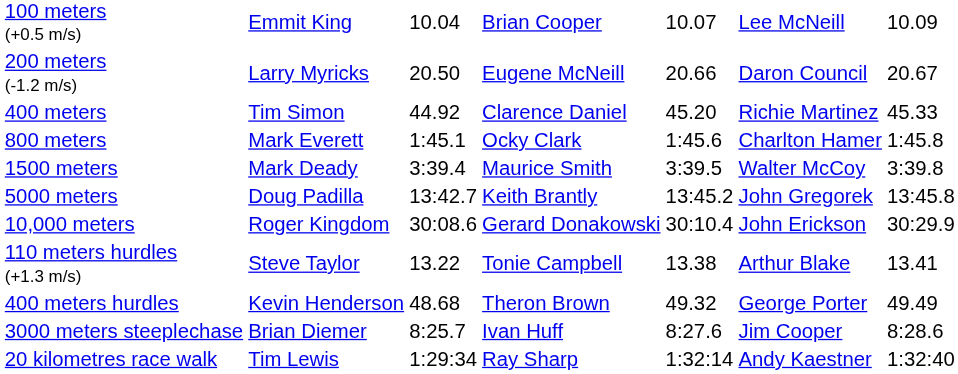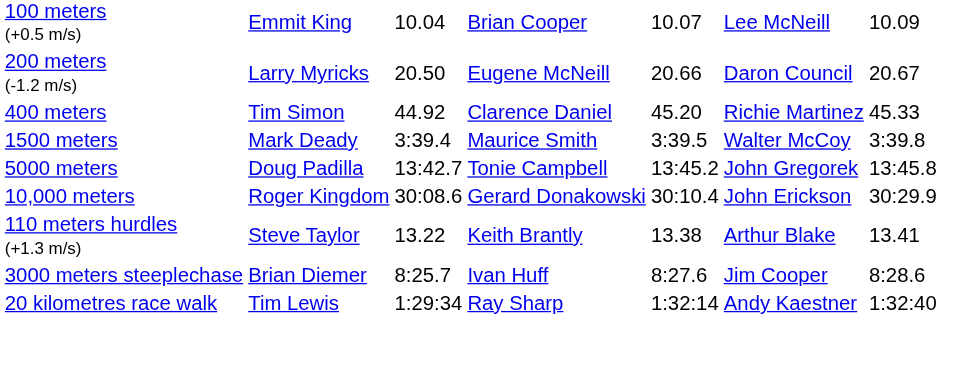- row: (56, 140)
(540, 196) Keith Brantly -> (537, 168) Tonie Campbell
(552, 263) Tonie Campbell -> (525, 235) Keith Brantly
- row: (92, 303)
